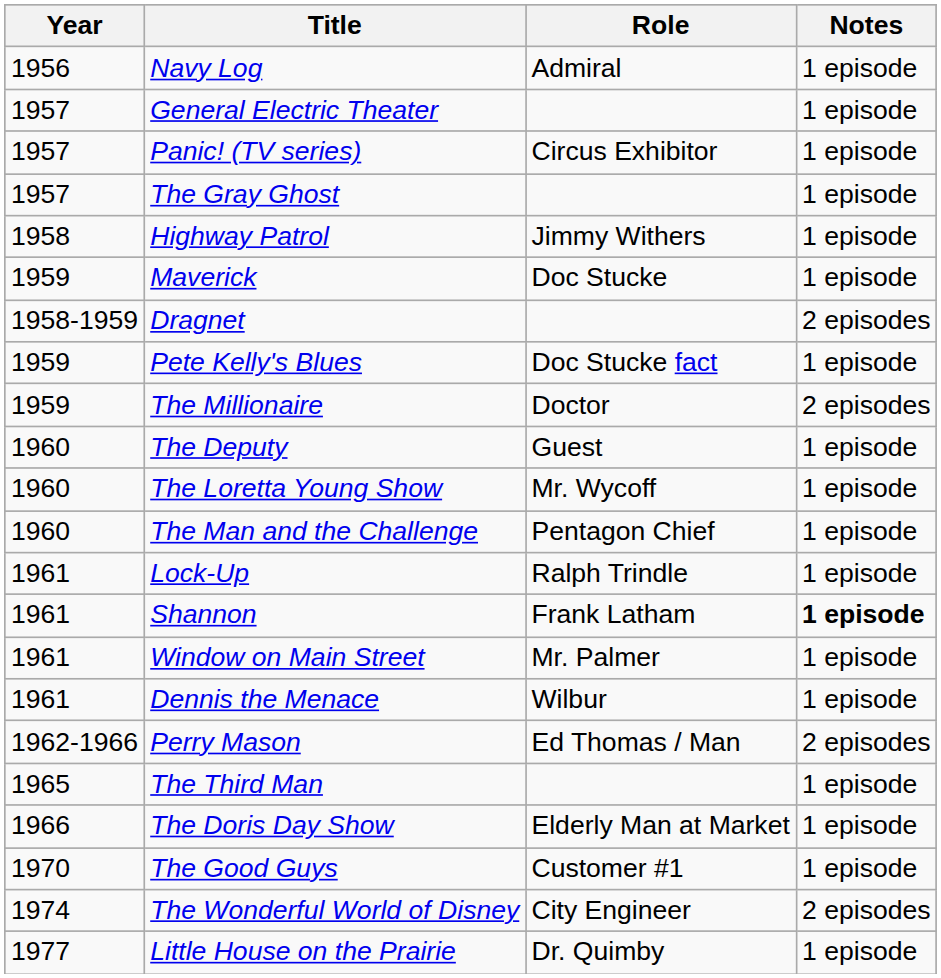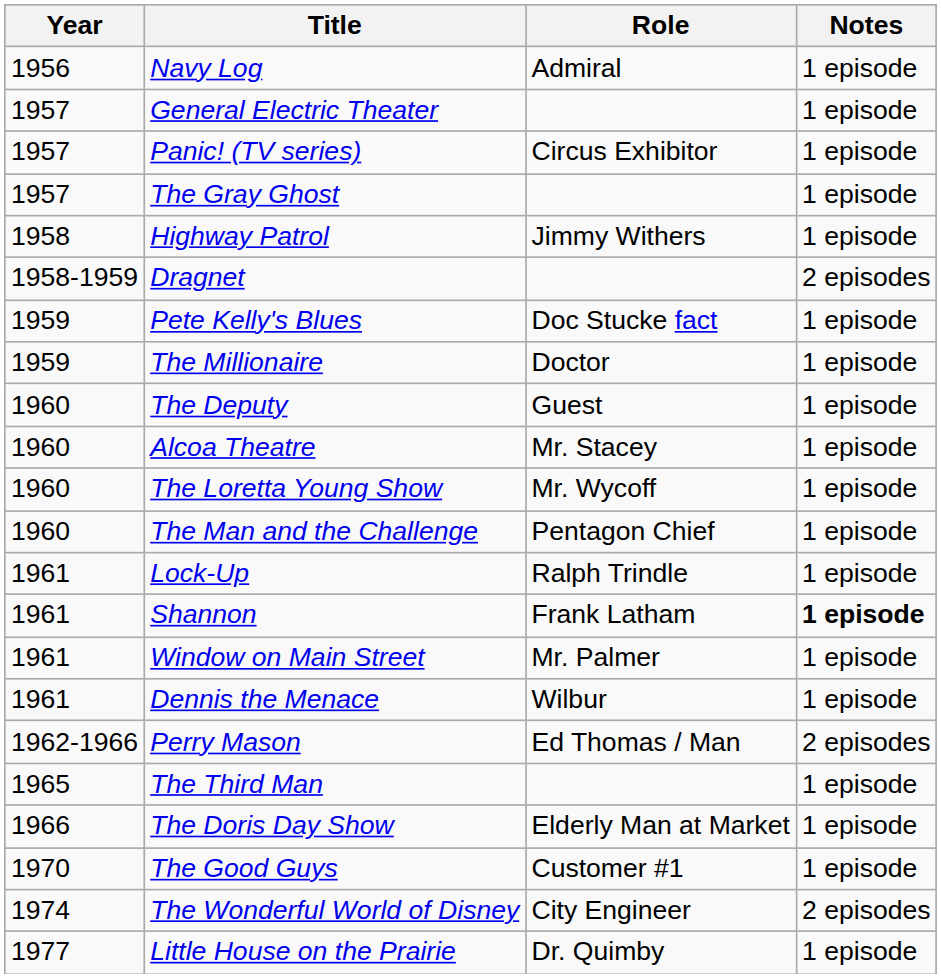- row: (203, 278)
(866, 404) 2 episodes -> (860, 362) 1 episode
+ row: (233, 446)
